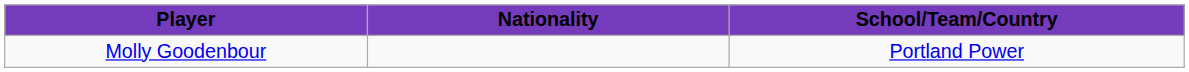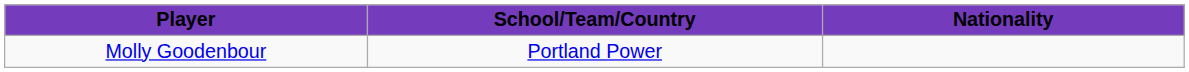columns swapped: (548, 20) <-> (957, 20)
